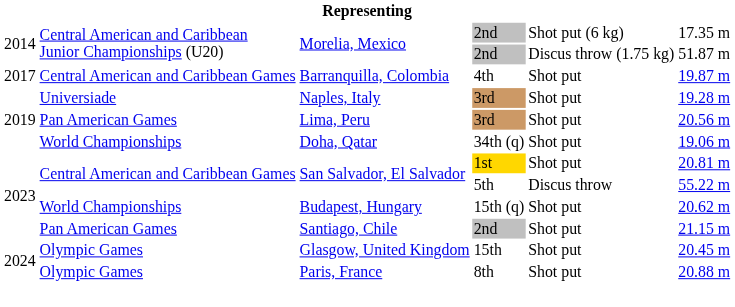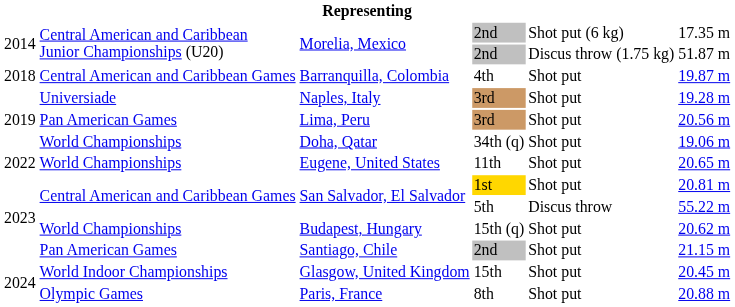(20, 76) 2017 -> (20, 76) 2018
+ row: (370, 163)
(91, 250) Olympic Games -> (134, 272) World Indoor Championships
